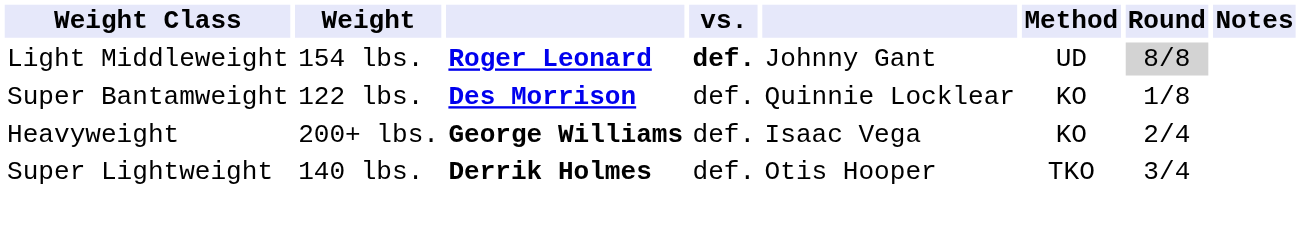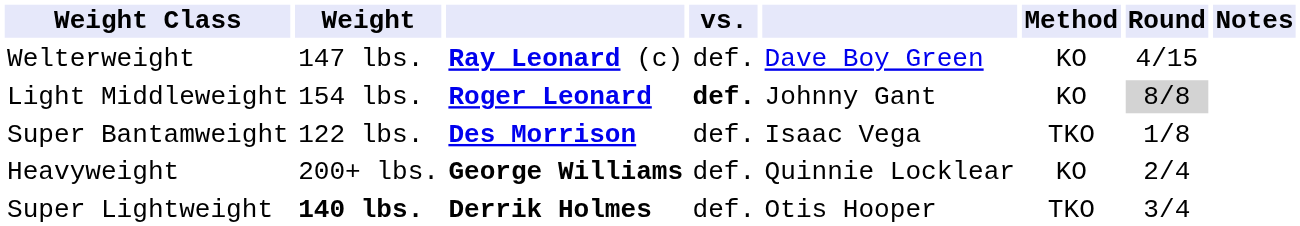+ row: (101, 59)
(1071, 59) UD -> (1071, 97) KO
(890, 97) Quinnie Locklear -> (843, 135) Isaac Vega
(1071, 97) KO -> (1071, 135) TKO
(843, 135) Isaac Vega -> (890, 172) Quinnie Locklear
(361, 172) normal -> (361, 210) bold
